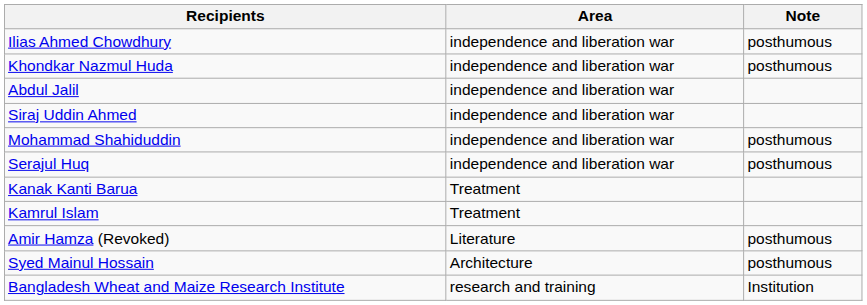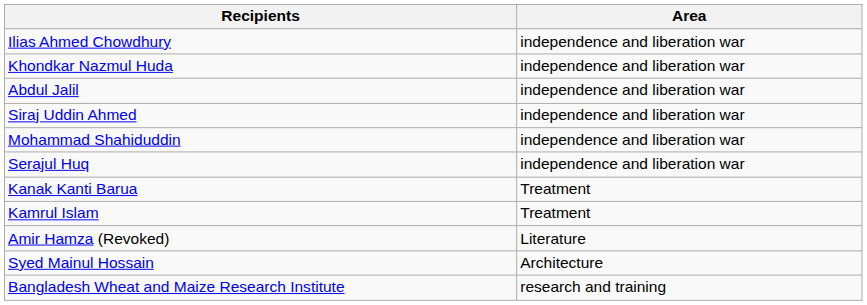- column: (803, 16)
